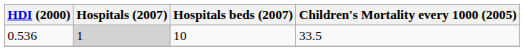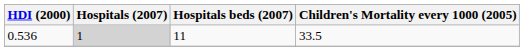(180, 35) 10 -> (180, 35) 11
